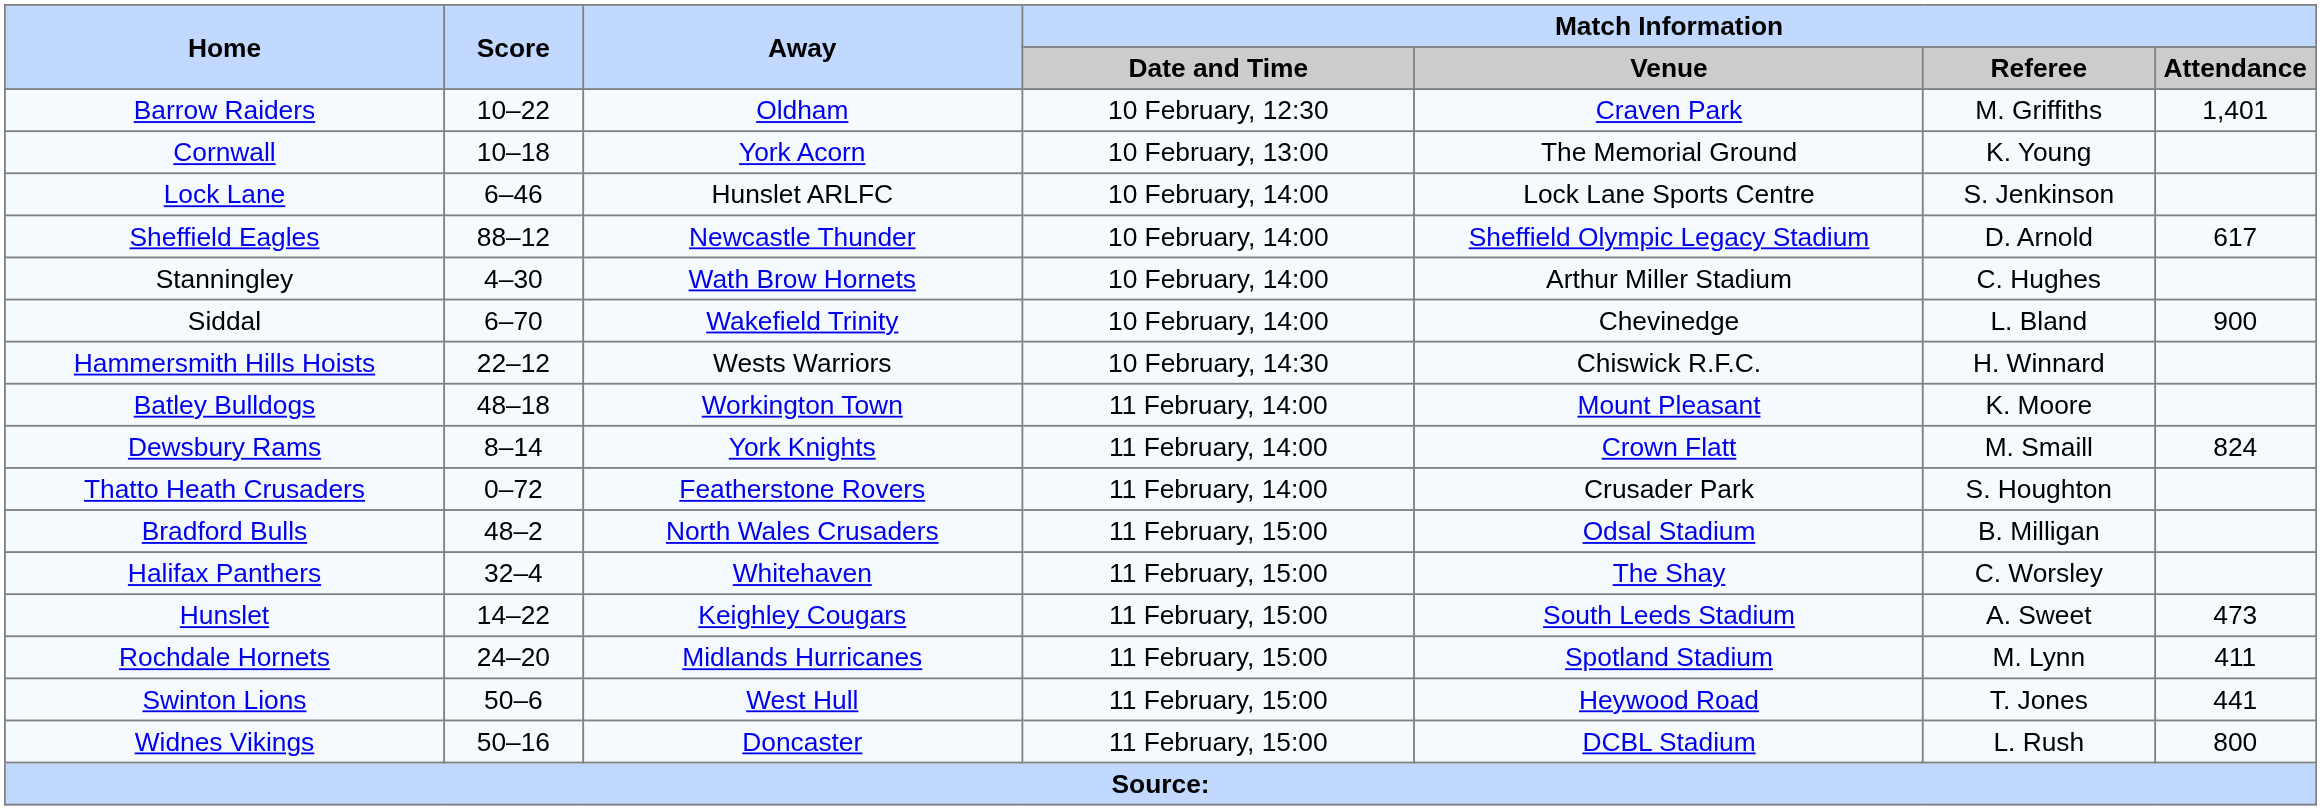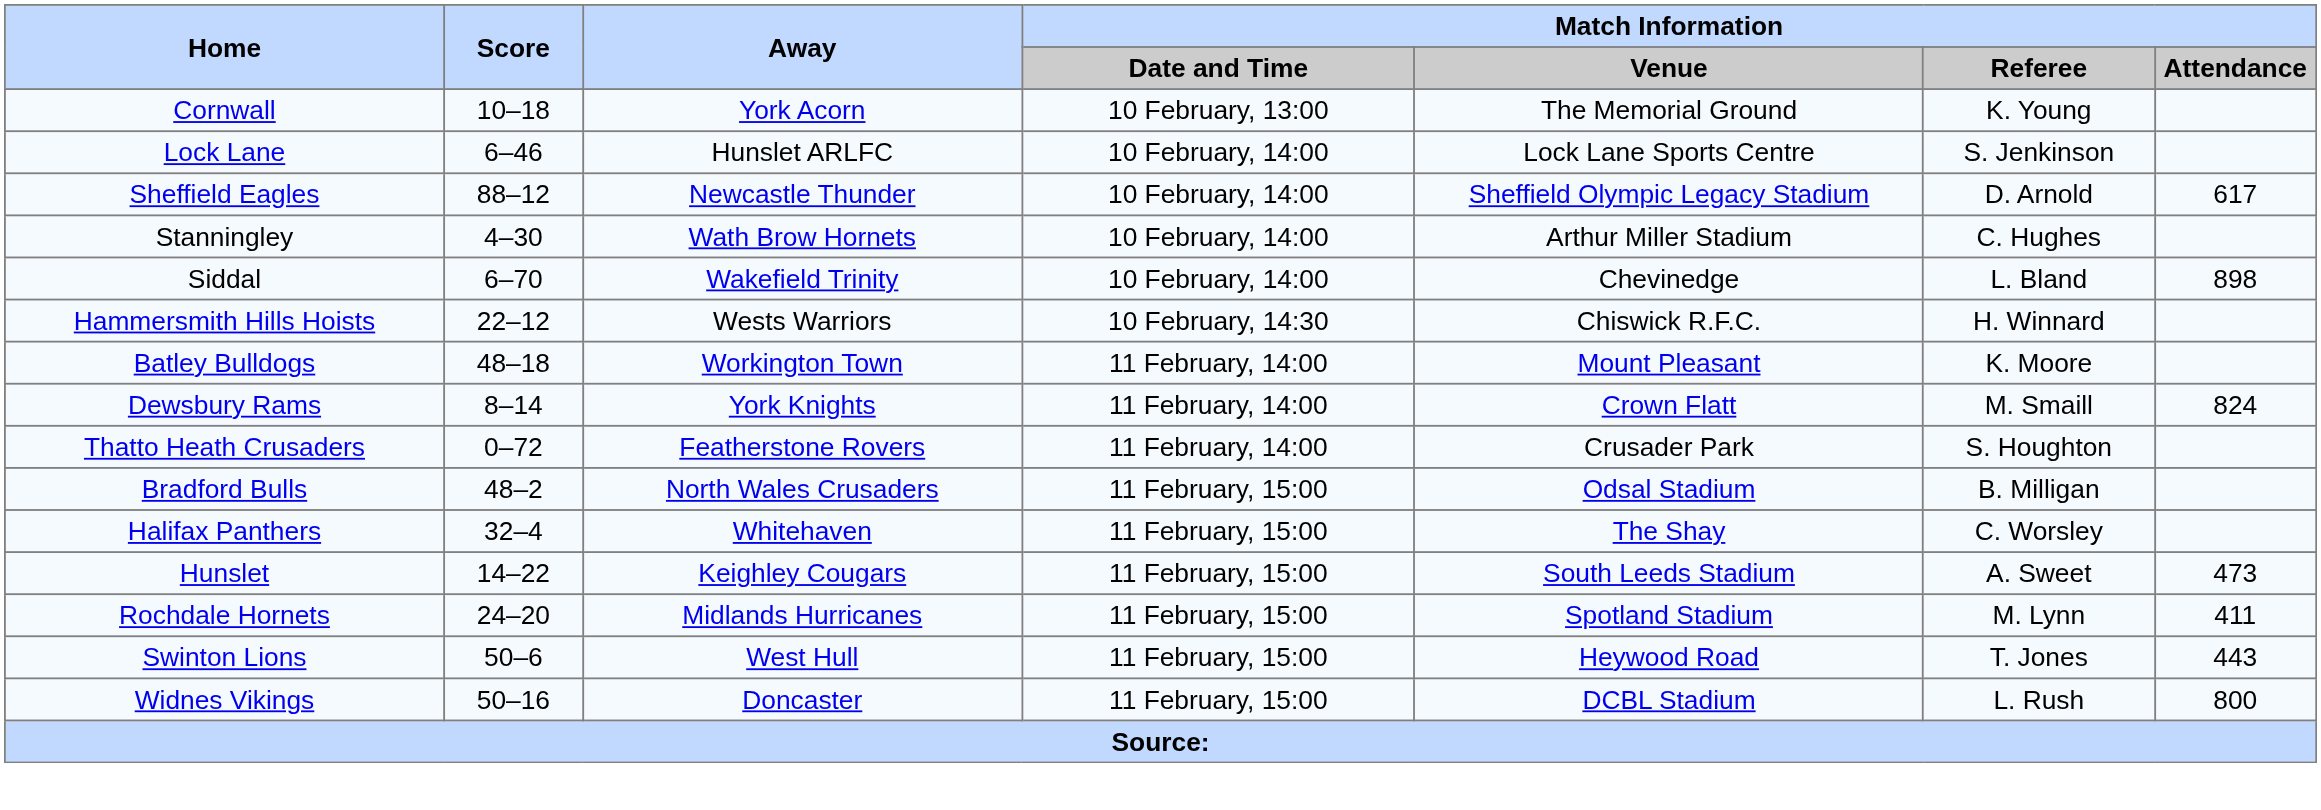- row: (224, 110)
(2235, 321) 900 -> (2235, 279) 898
(2235, 699) 441 -> (2235, 657) 443
